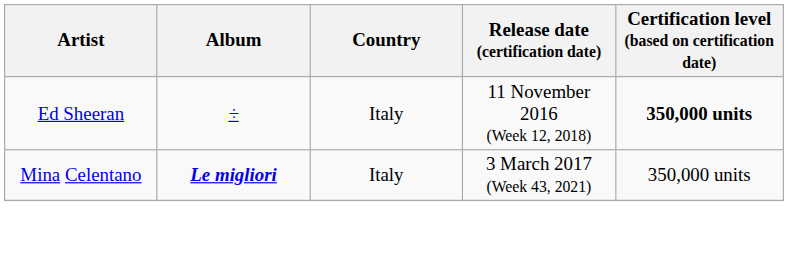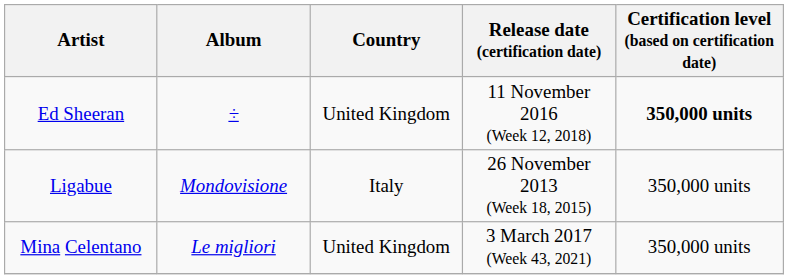(386, 113) Italy -> (386, 113) United Kingdom
+ row: (81, 185)
(234, 174) bold -> (234, 247) normal
(386, 174) Italy -> (386, 247) United Kingdom
